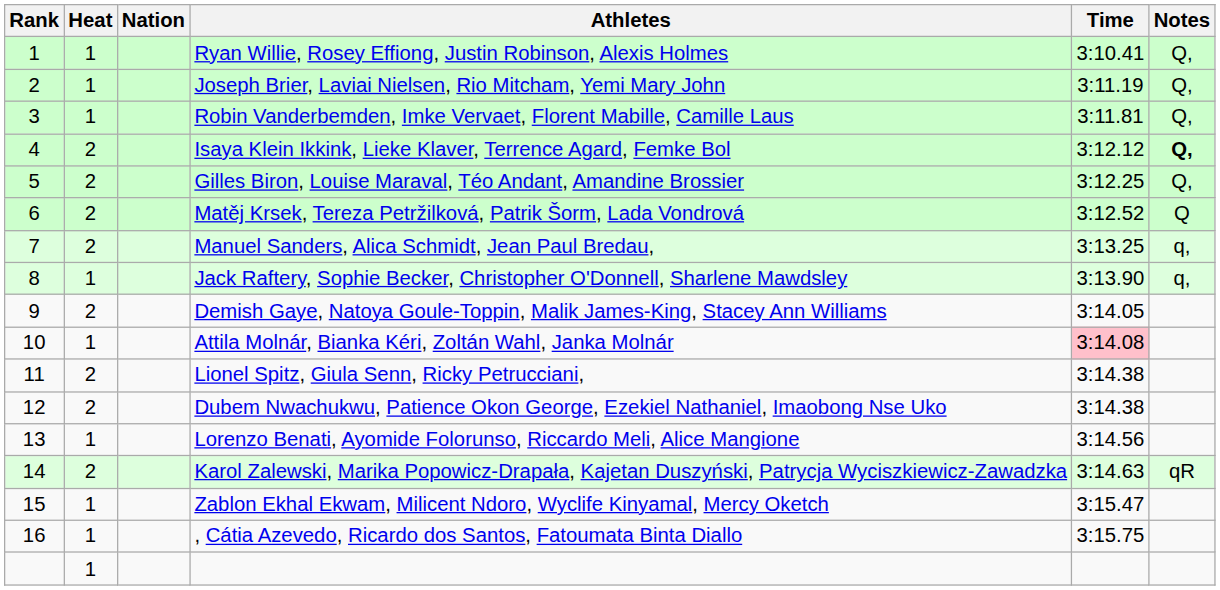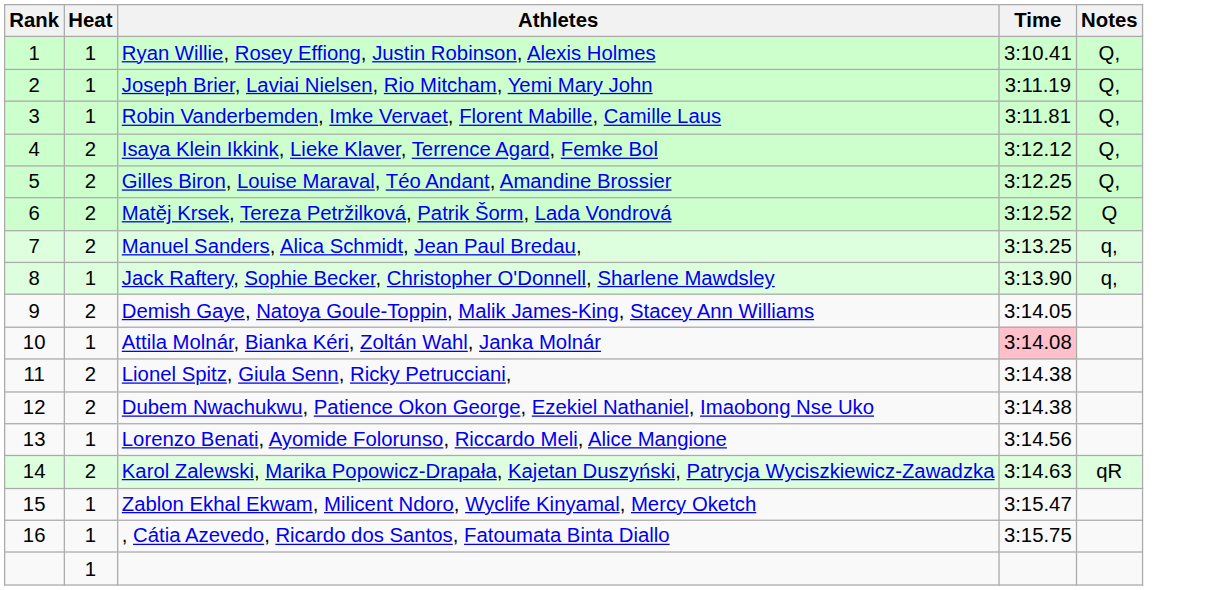- column: (153, 20)
(1182, 149) bold -> (1109, 149) normal
